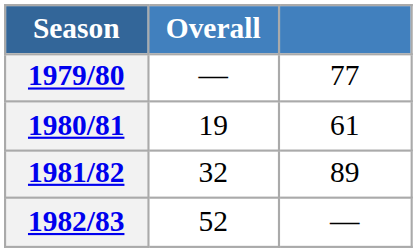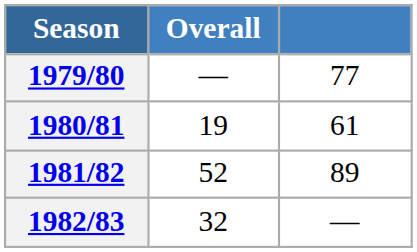(213, 172) 32 -> (213, 172) 52
(213, 220) 52 -> (213, 220) 32
